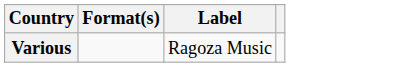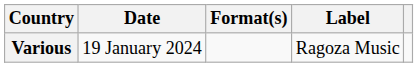+ column: (142, 18)
